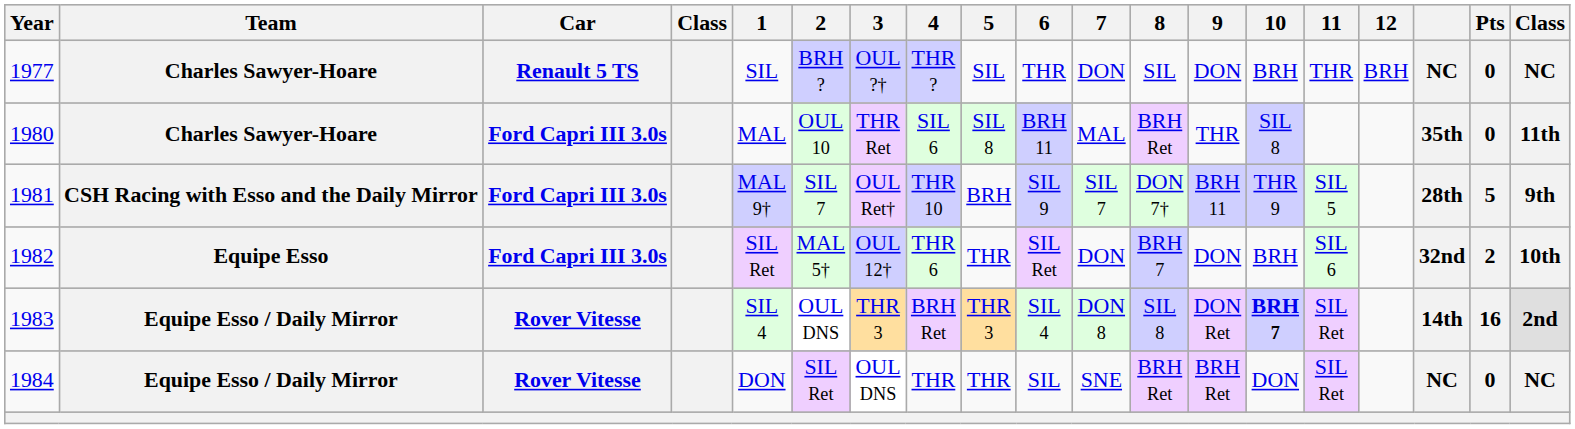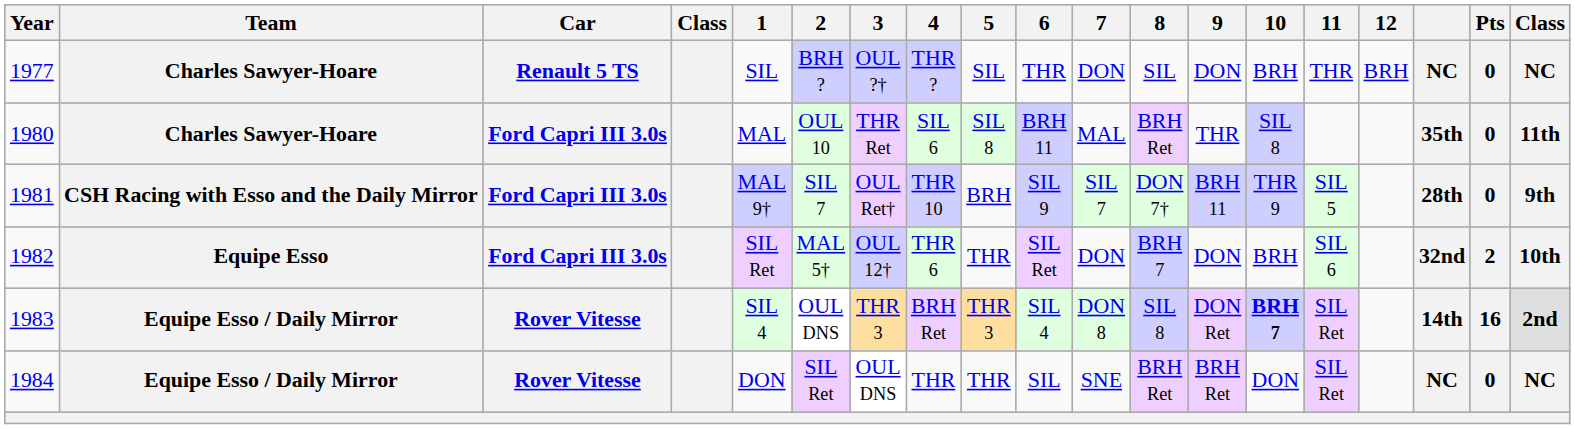(1490, 194) 5 -> (1490, 194) 0
